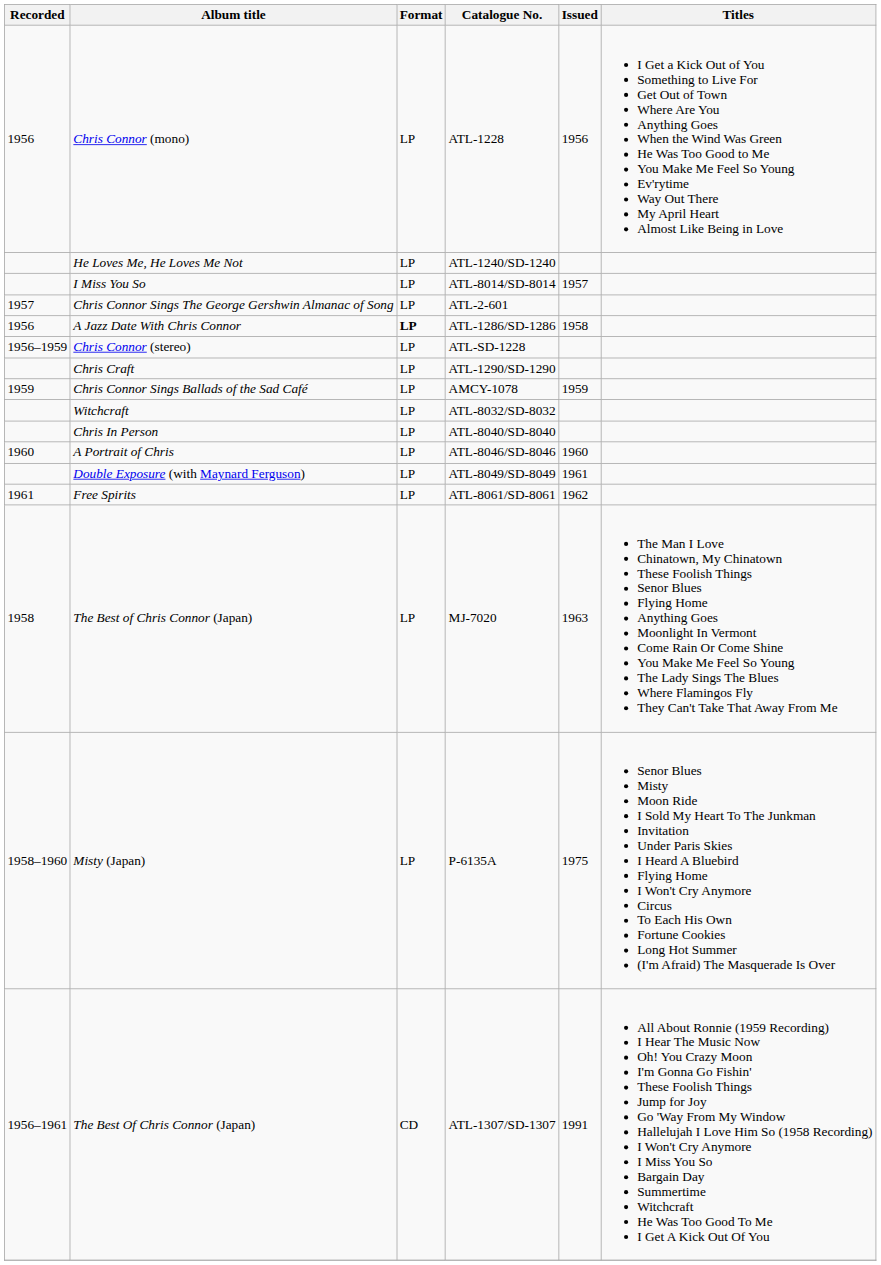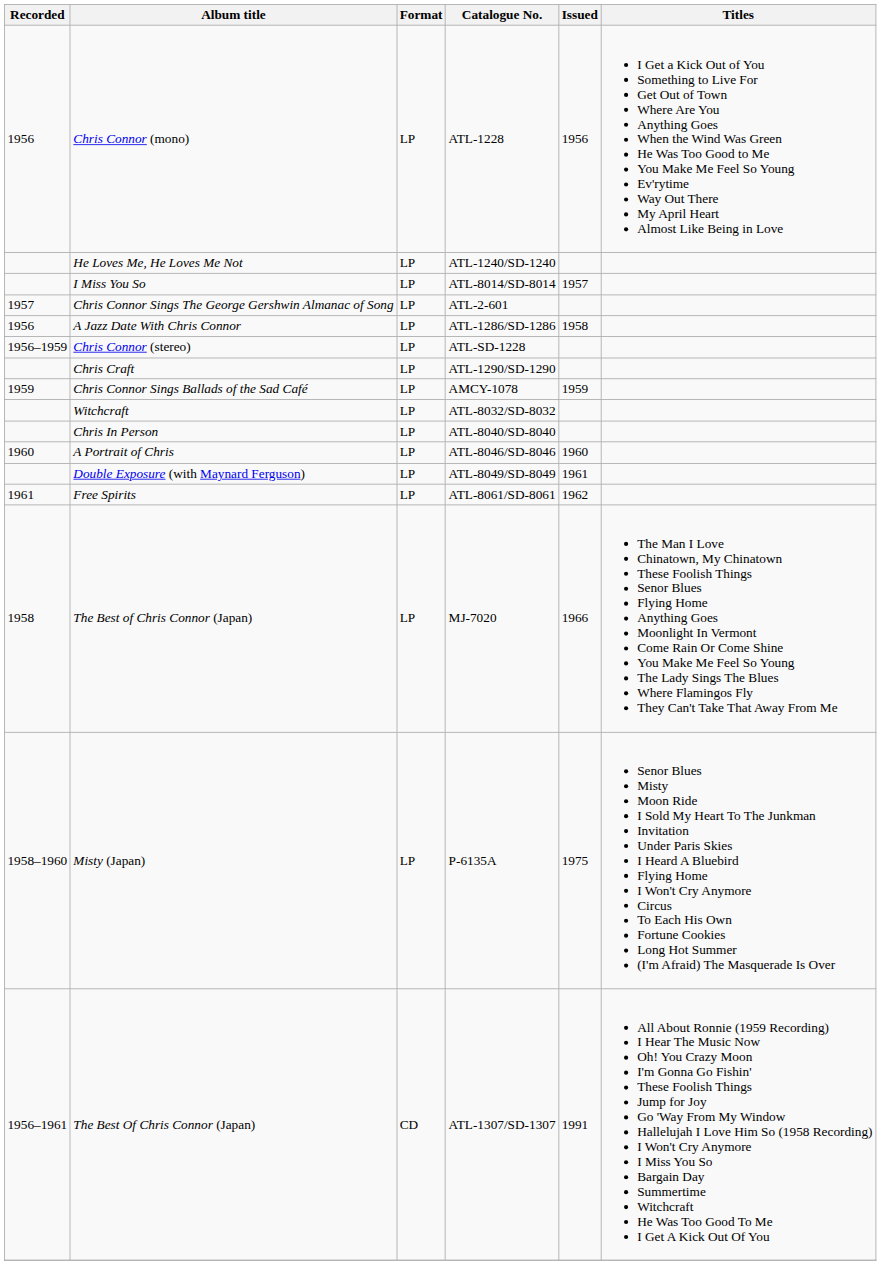(408, 326) bold -> (407, 326) normal
(575, 618) 1963 -> (575, 618) 1966
